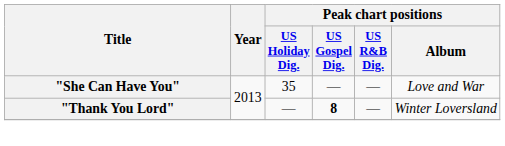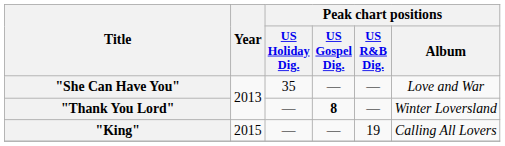+ row: (118, 130)
